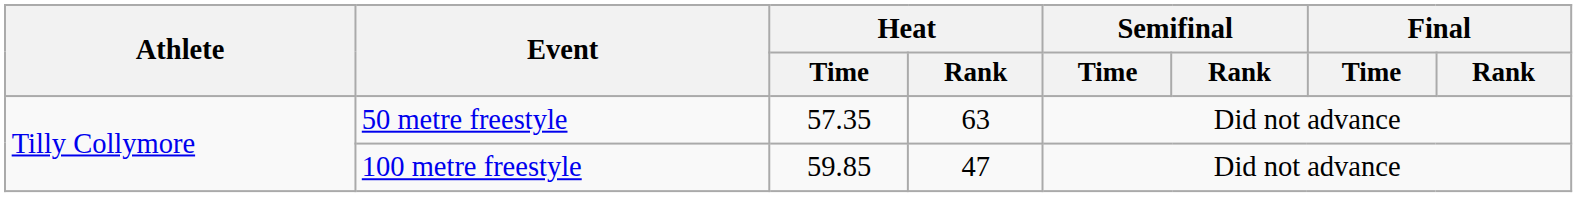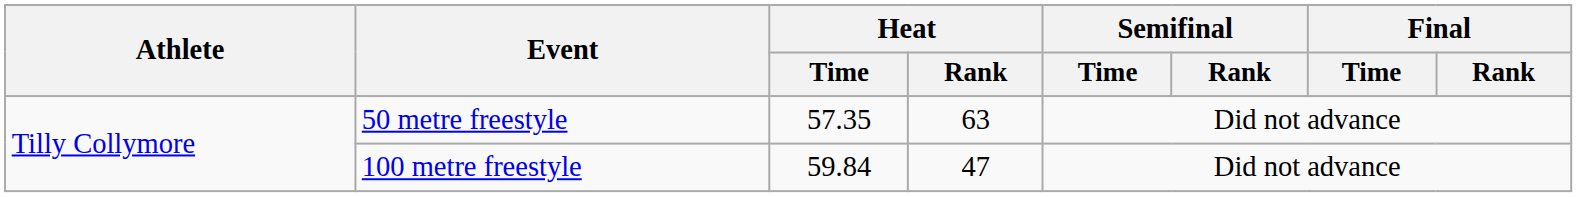(839, 166) 59.85 -> (839, 166) 59.84
